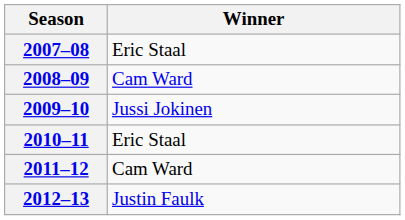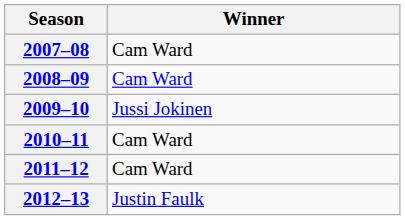(149, 49) Eric Staal -> (152, 49) Cam Ward
(149, 139) Eric Staal -> (152, 139) Cam Ward
